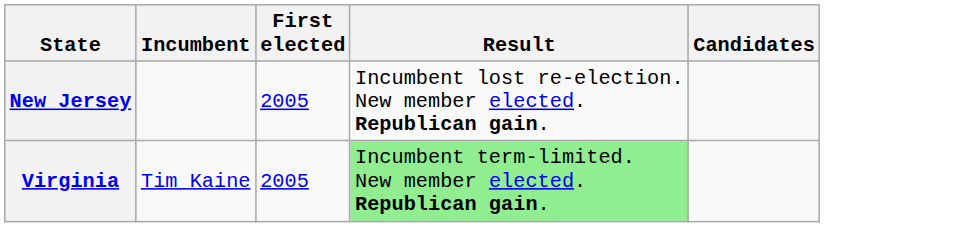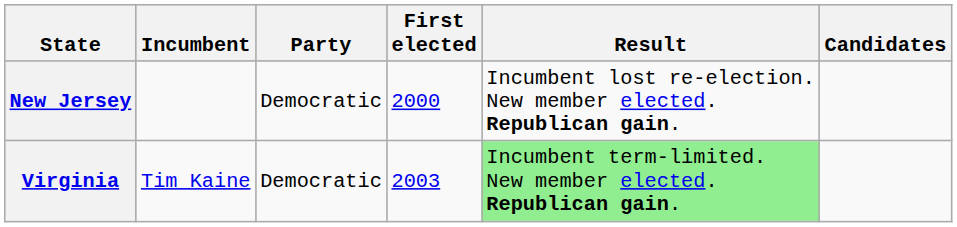+ column: (321, 45)
(285, 101) 2005 -> (416, 101) 2000
(285, 181) 2005 -> (416, 181) 2003
